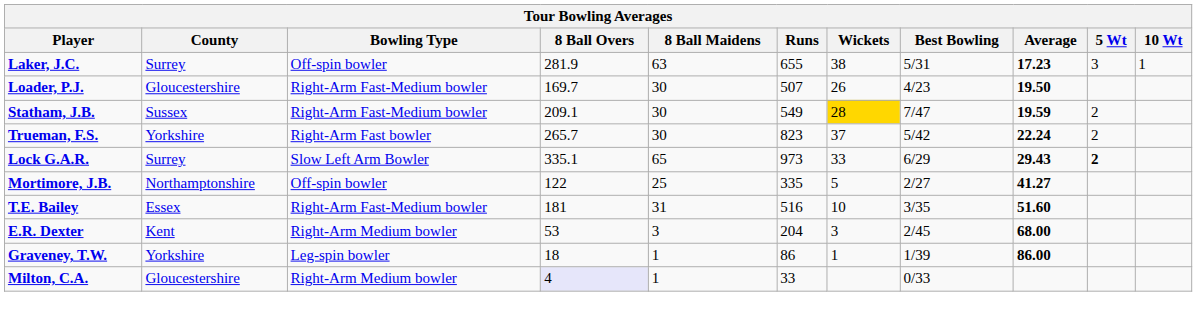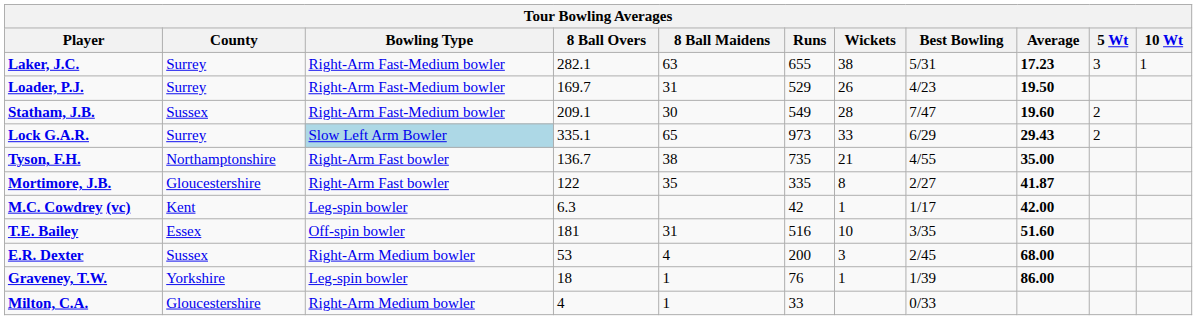(339, 64) Off-spin bowler -> (407, 64) Right-Arm Fast-Medium bowler
(561, 64) 281.9 -> (574, 64) 282.1
(193, 87) Gloucestershire -> (186, 87) Surrey
(659, 87) 30 -> (670, 87) 31
(792, 87) 507 -> (800, 87) 529
(838, 111) gold background -> (845, 111) no background
(1034, 111) 19.59 -> (1037, 111) 19.60
- row: (53, 135)
(360, 159) no background -> (378, 135) lightblue background
(1095, 159) bold -> (1097, 135) normal
+ row: (44, 159)
(200, 183) Northamptonshire -> (213, 183) Gloucestershire
(339, 183) Off-spin bowler -> (379, 183) Right-Arm Fast bowler
(659, 183) 25 -> (670, 183) 35
(834, 183) 5 -> (842, 183) 8
(1034, 183) 41.27 -> (1037, 183) 41.87
+ row: (69, 207)
(389, 207) Right-Arm Fast-Medium bowler -> (357, 231) Off-spin bowler
(160, 231) Kent -> (187, 254) Sussex
(656, 231) 3 -> (666, 254) 4
(792, 231) 204 -> (800, 254) 200
(788, 254) 86 -> (796, 278) 76
(548, 278) lavender background -> (561, 302) no background
